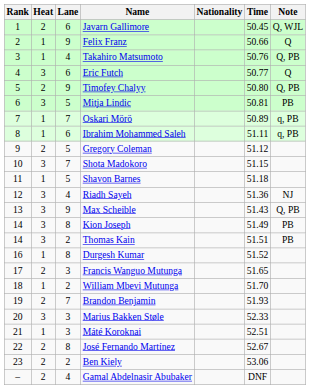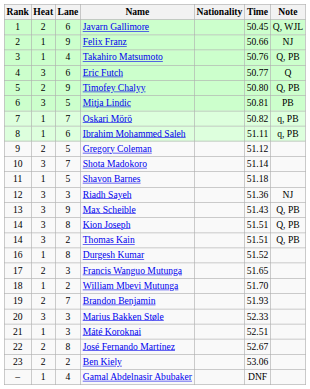(288, 42) Q -> (288, 42) NJ
(258, 118) 50.89 -> (258, 118) 50.82
(258, 164) 51.15 -> (258, 164) 51.14
(68, 194) 4 -> (68, 194) 3
(258, 225) 51.49 -> (258, 225) 51.51
(288, 225) PB -> (288, 225) Q, PB
(288, 240) PB -> (288, 240) Q, PB
(43, 377) 2 -> (43, 377) 1
